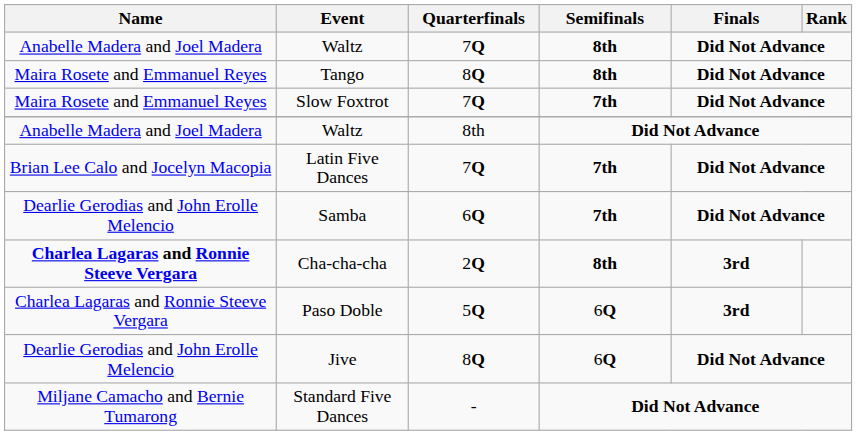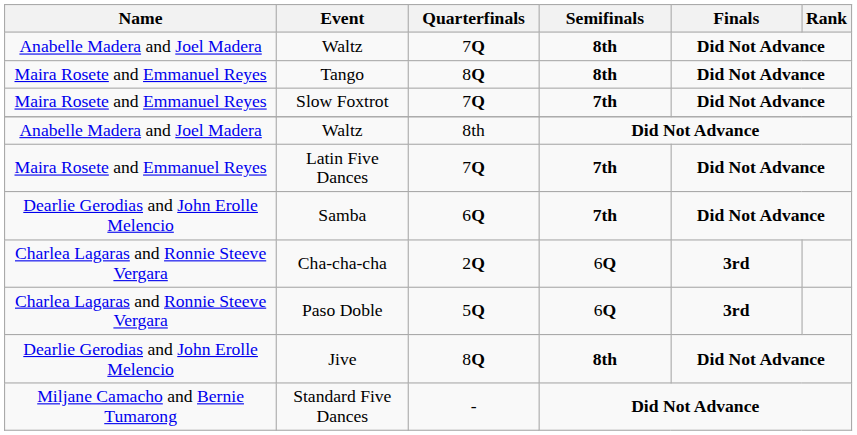(141, 167) Brian Lee Calo and Jocelyn Macopia -> (141, 167) Maira Rosete and Emmanuel Reyes
(141, 263) bold -> (141, 263) normal
(605, 263) 8th -> (605, 263) 6Q
(605, 358) 6Q -> (605, 358) 8th
